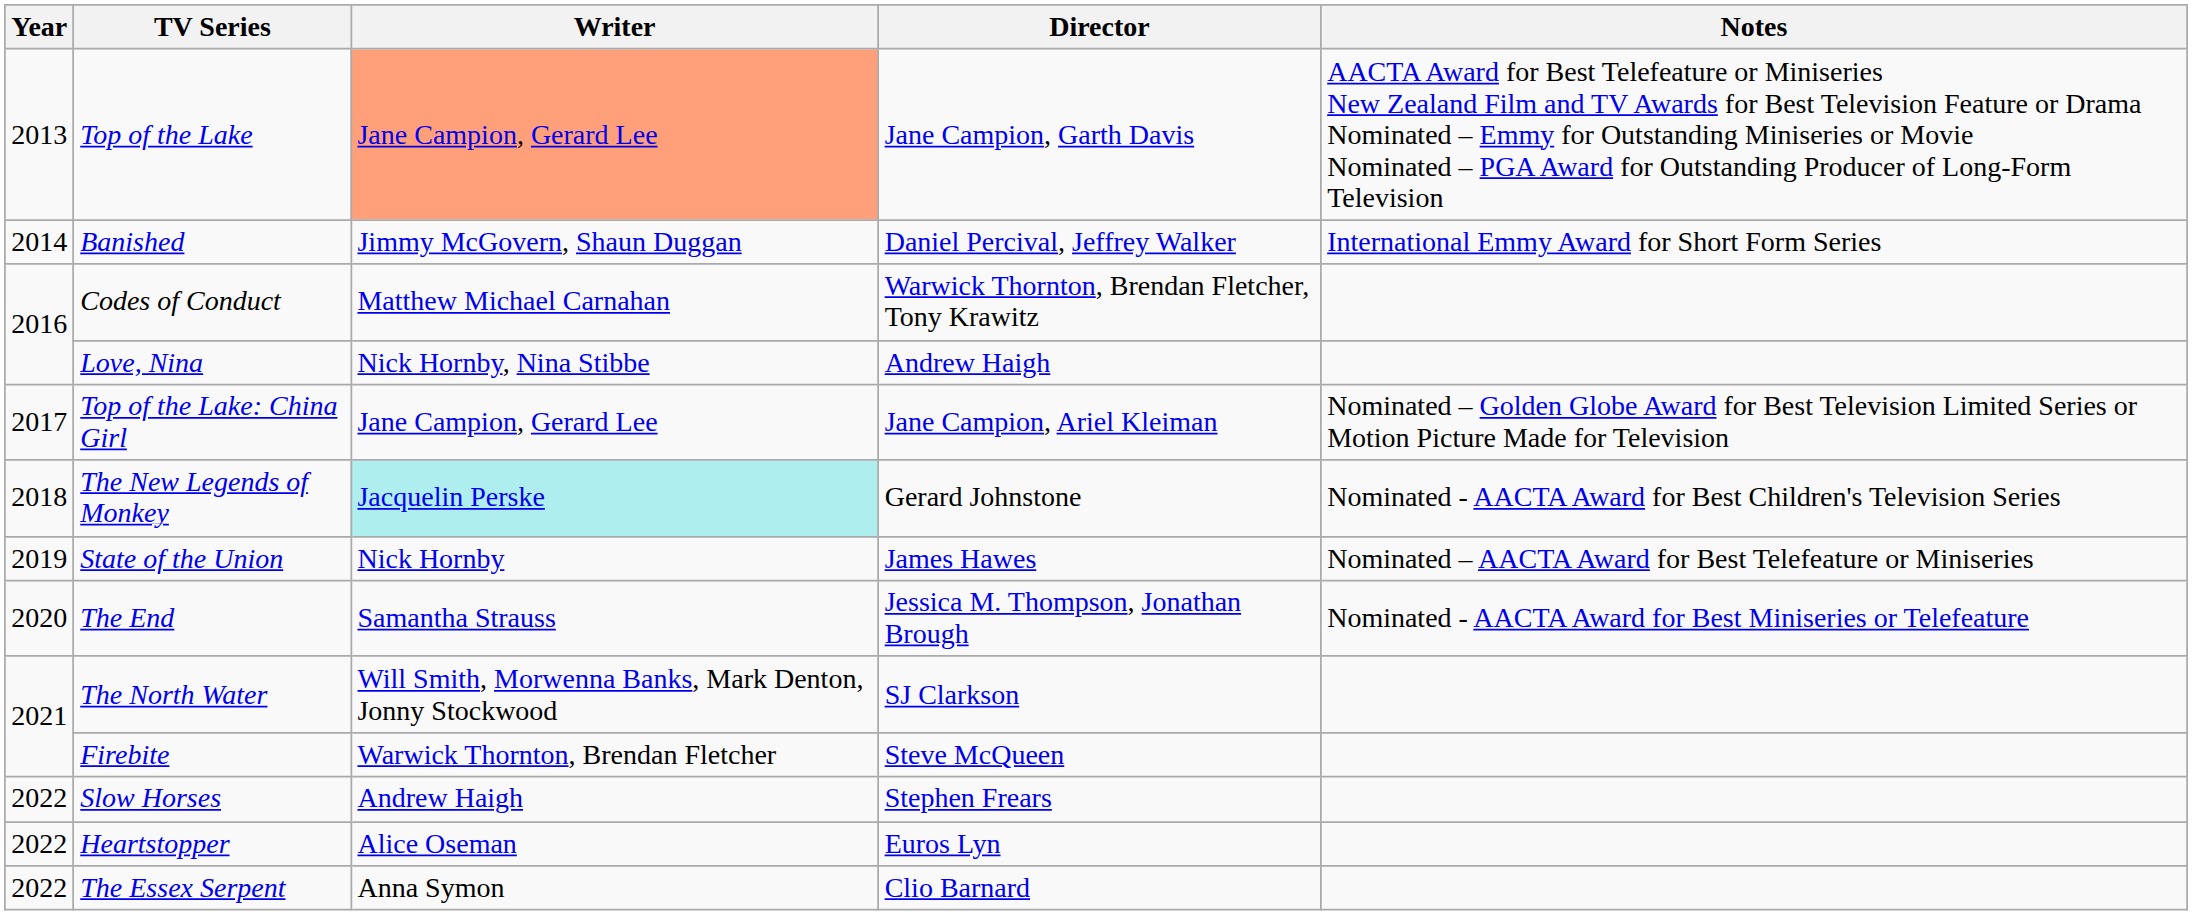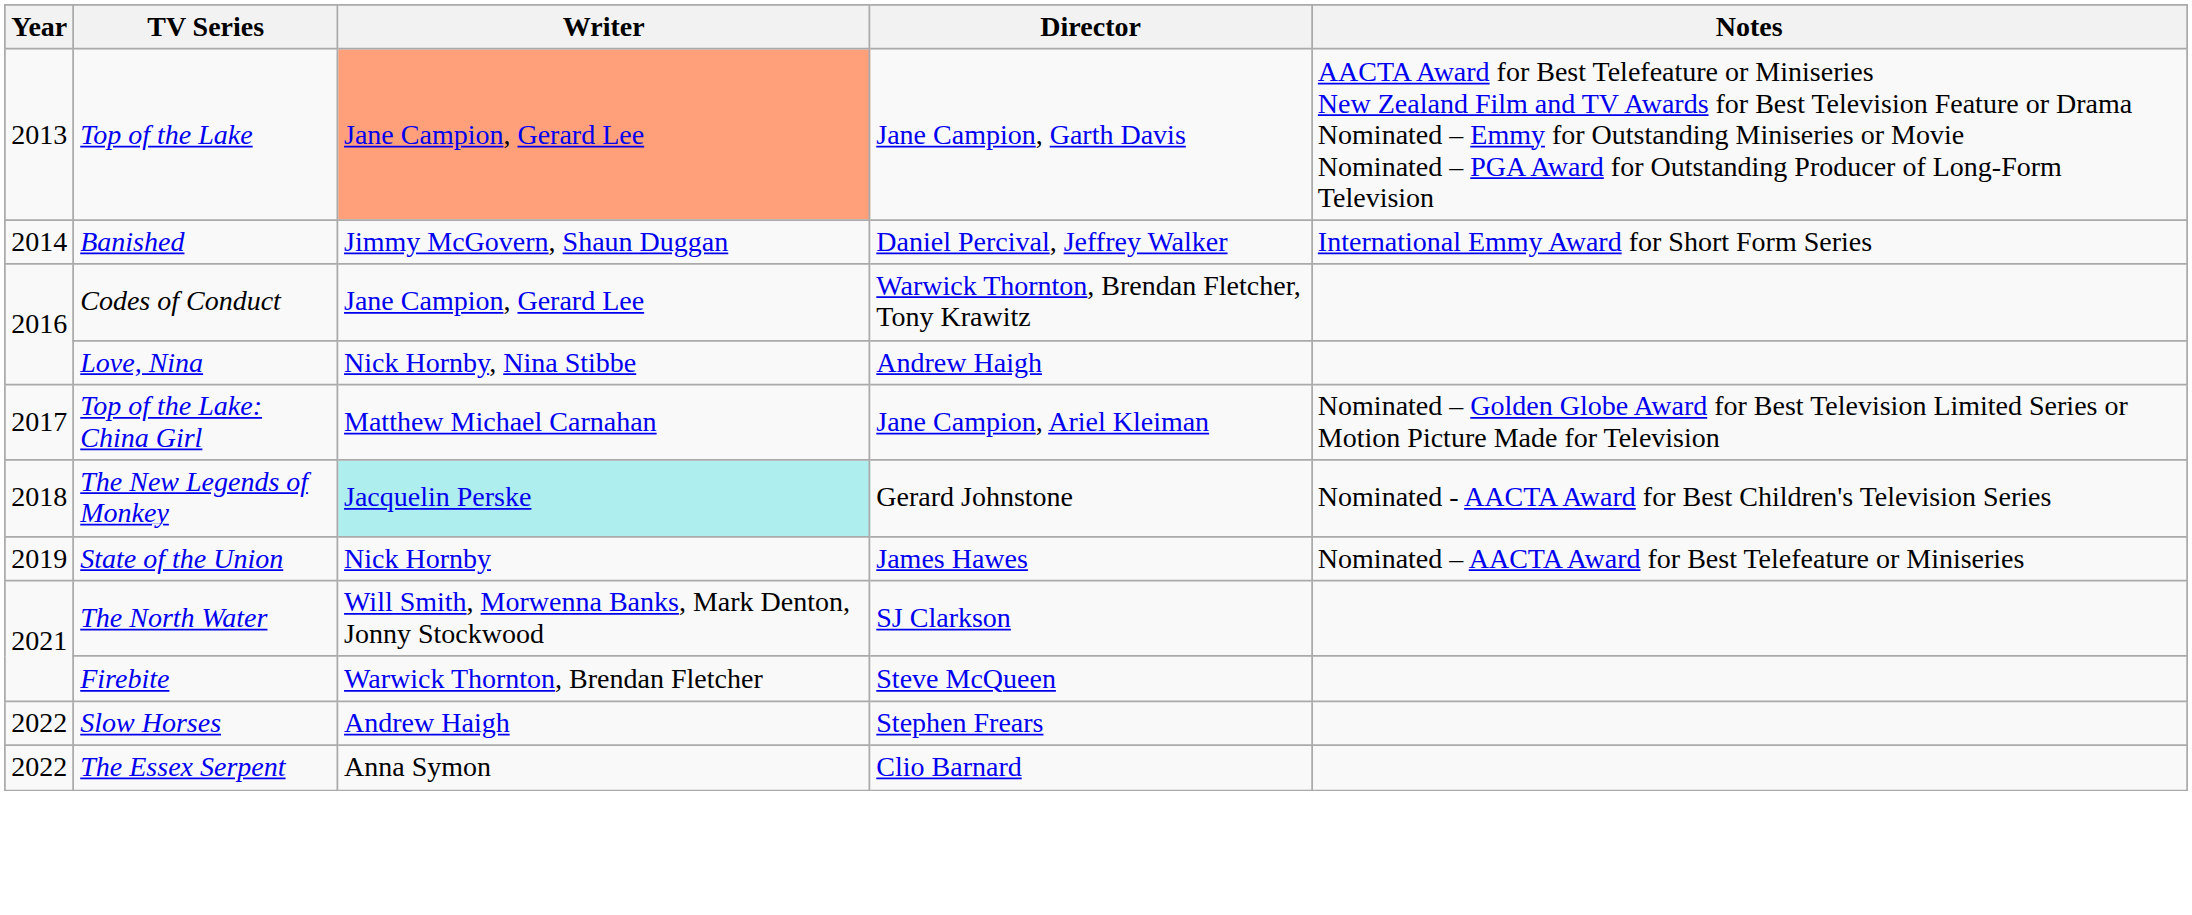(514, 301) Matthew Michael Carnahan -> (494, 301) Jane Campion, Gerard Lee
(508, 421) Jane Campion, Gerard Lee -> (500, 421) Matthew Michael Carnahan
- row: (127, 618)
- row: (155, 843)
